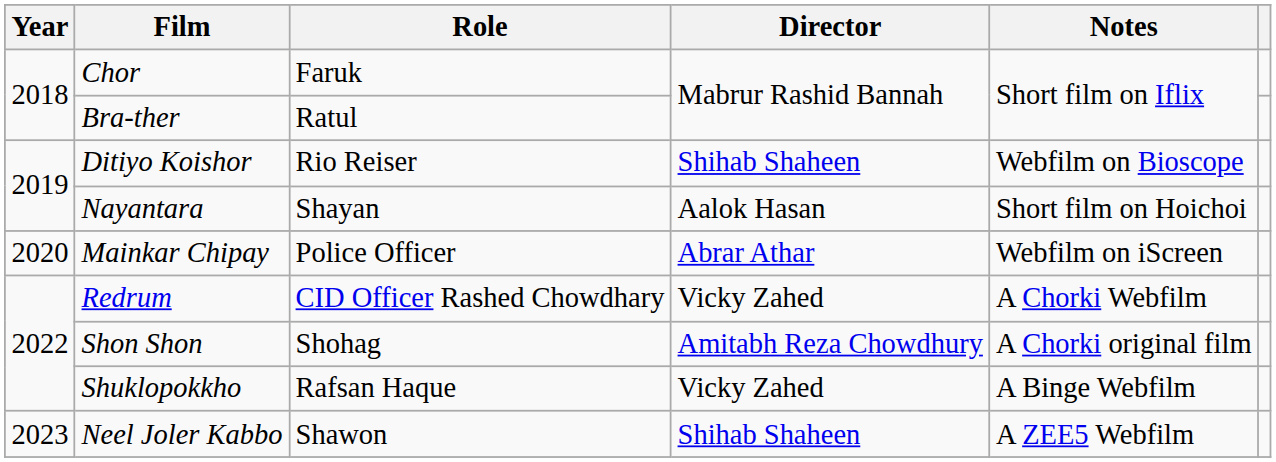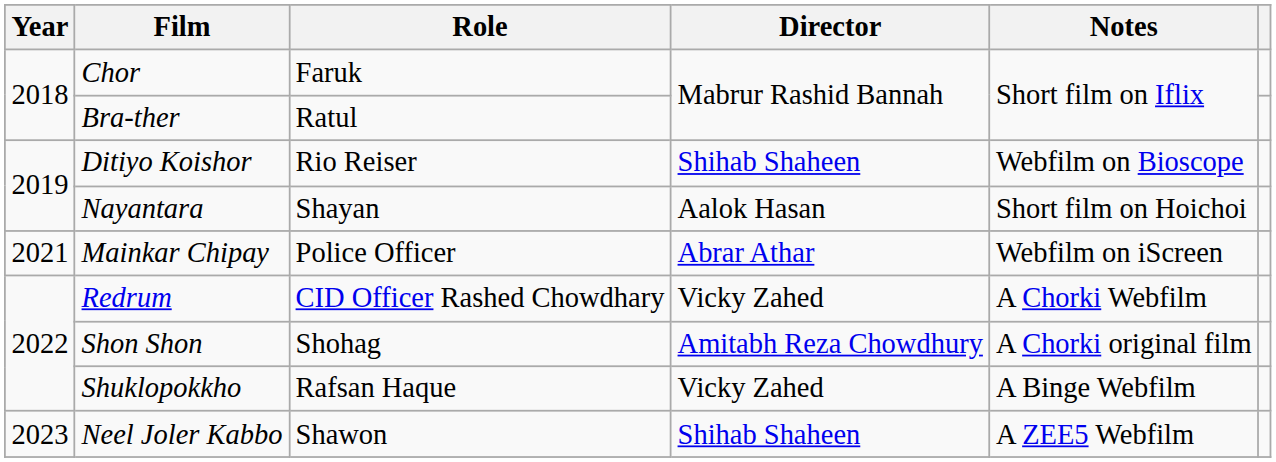(40, 252) 2020 -> (40, 252) 2021
